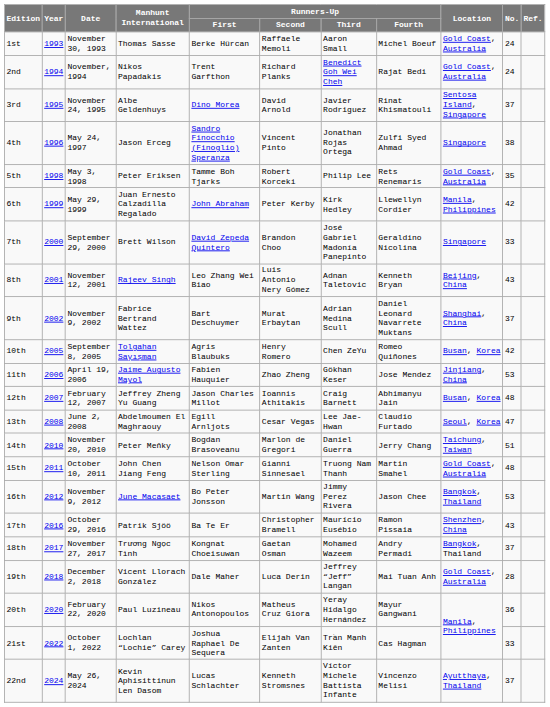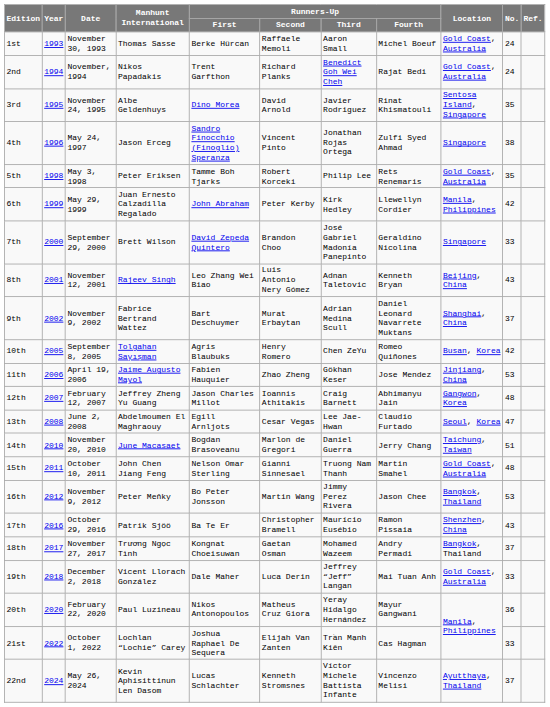(510, 105) 37 -> (510, 105) 35
(472, 398) Busan, Korea -> (462, 398) Gangwon, Korea
(144, 445) Peter Meňky -> (149, 445) June Macasaet
(149, 497) June Macasaet -> (144, 497) Peter Meňky
(510, 577) 28 -> (510, 577) 33
